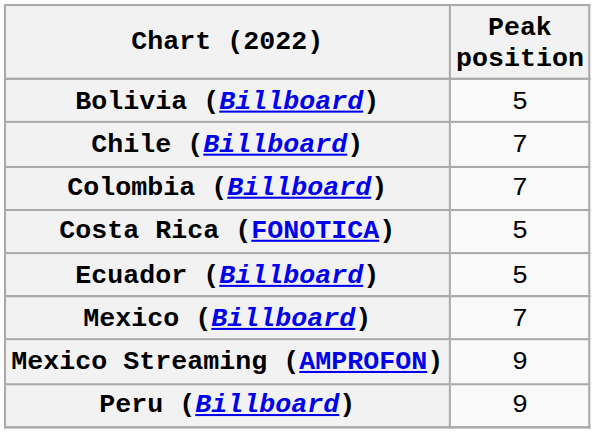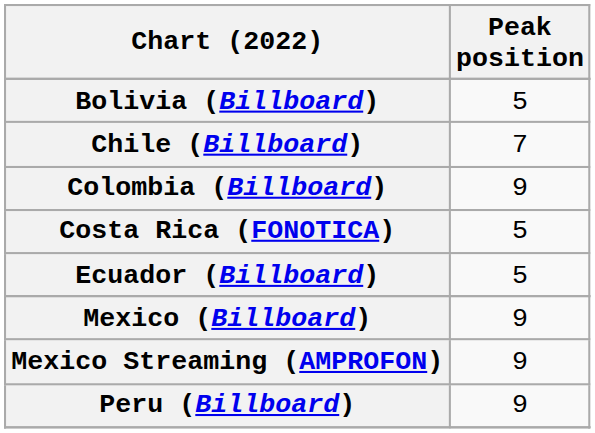(520, 188) 7 -> (520, 188) 9
(520, 318) 7 -> (520, 318) 9
